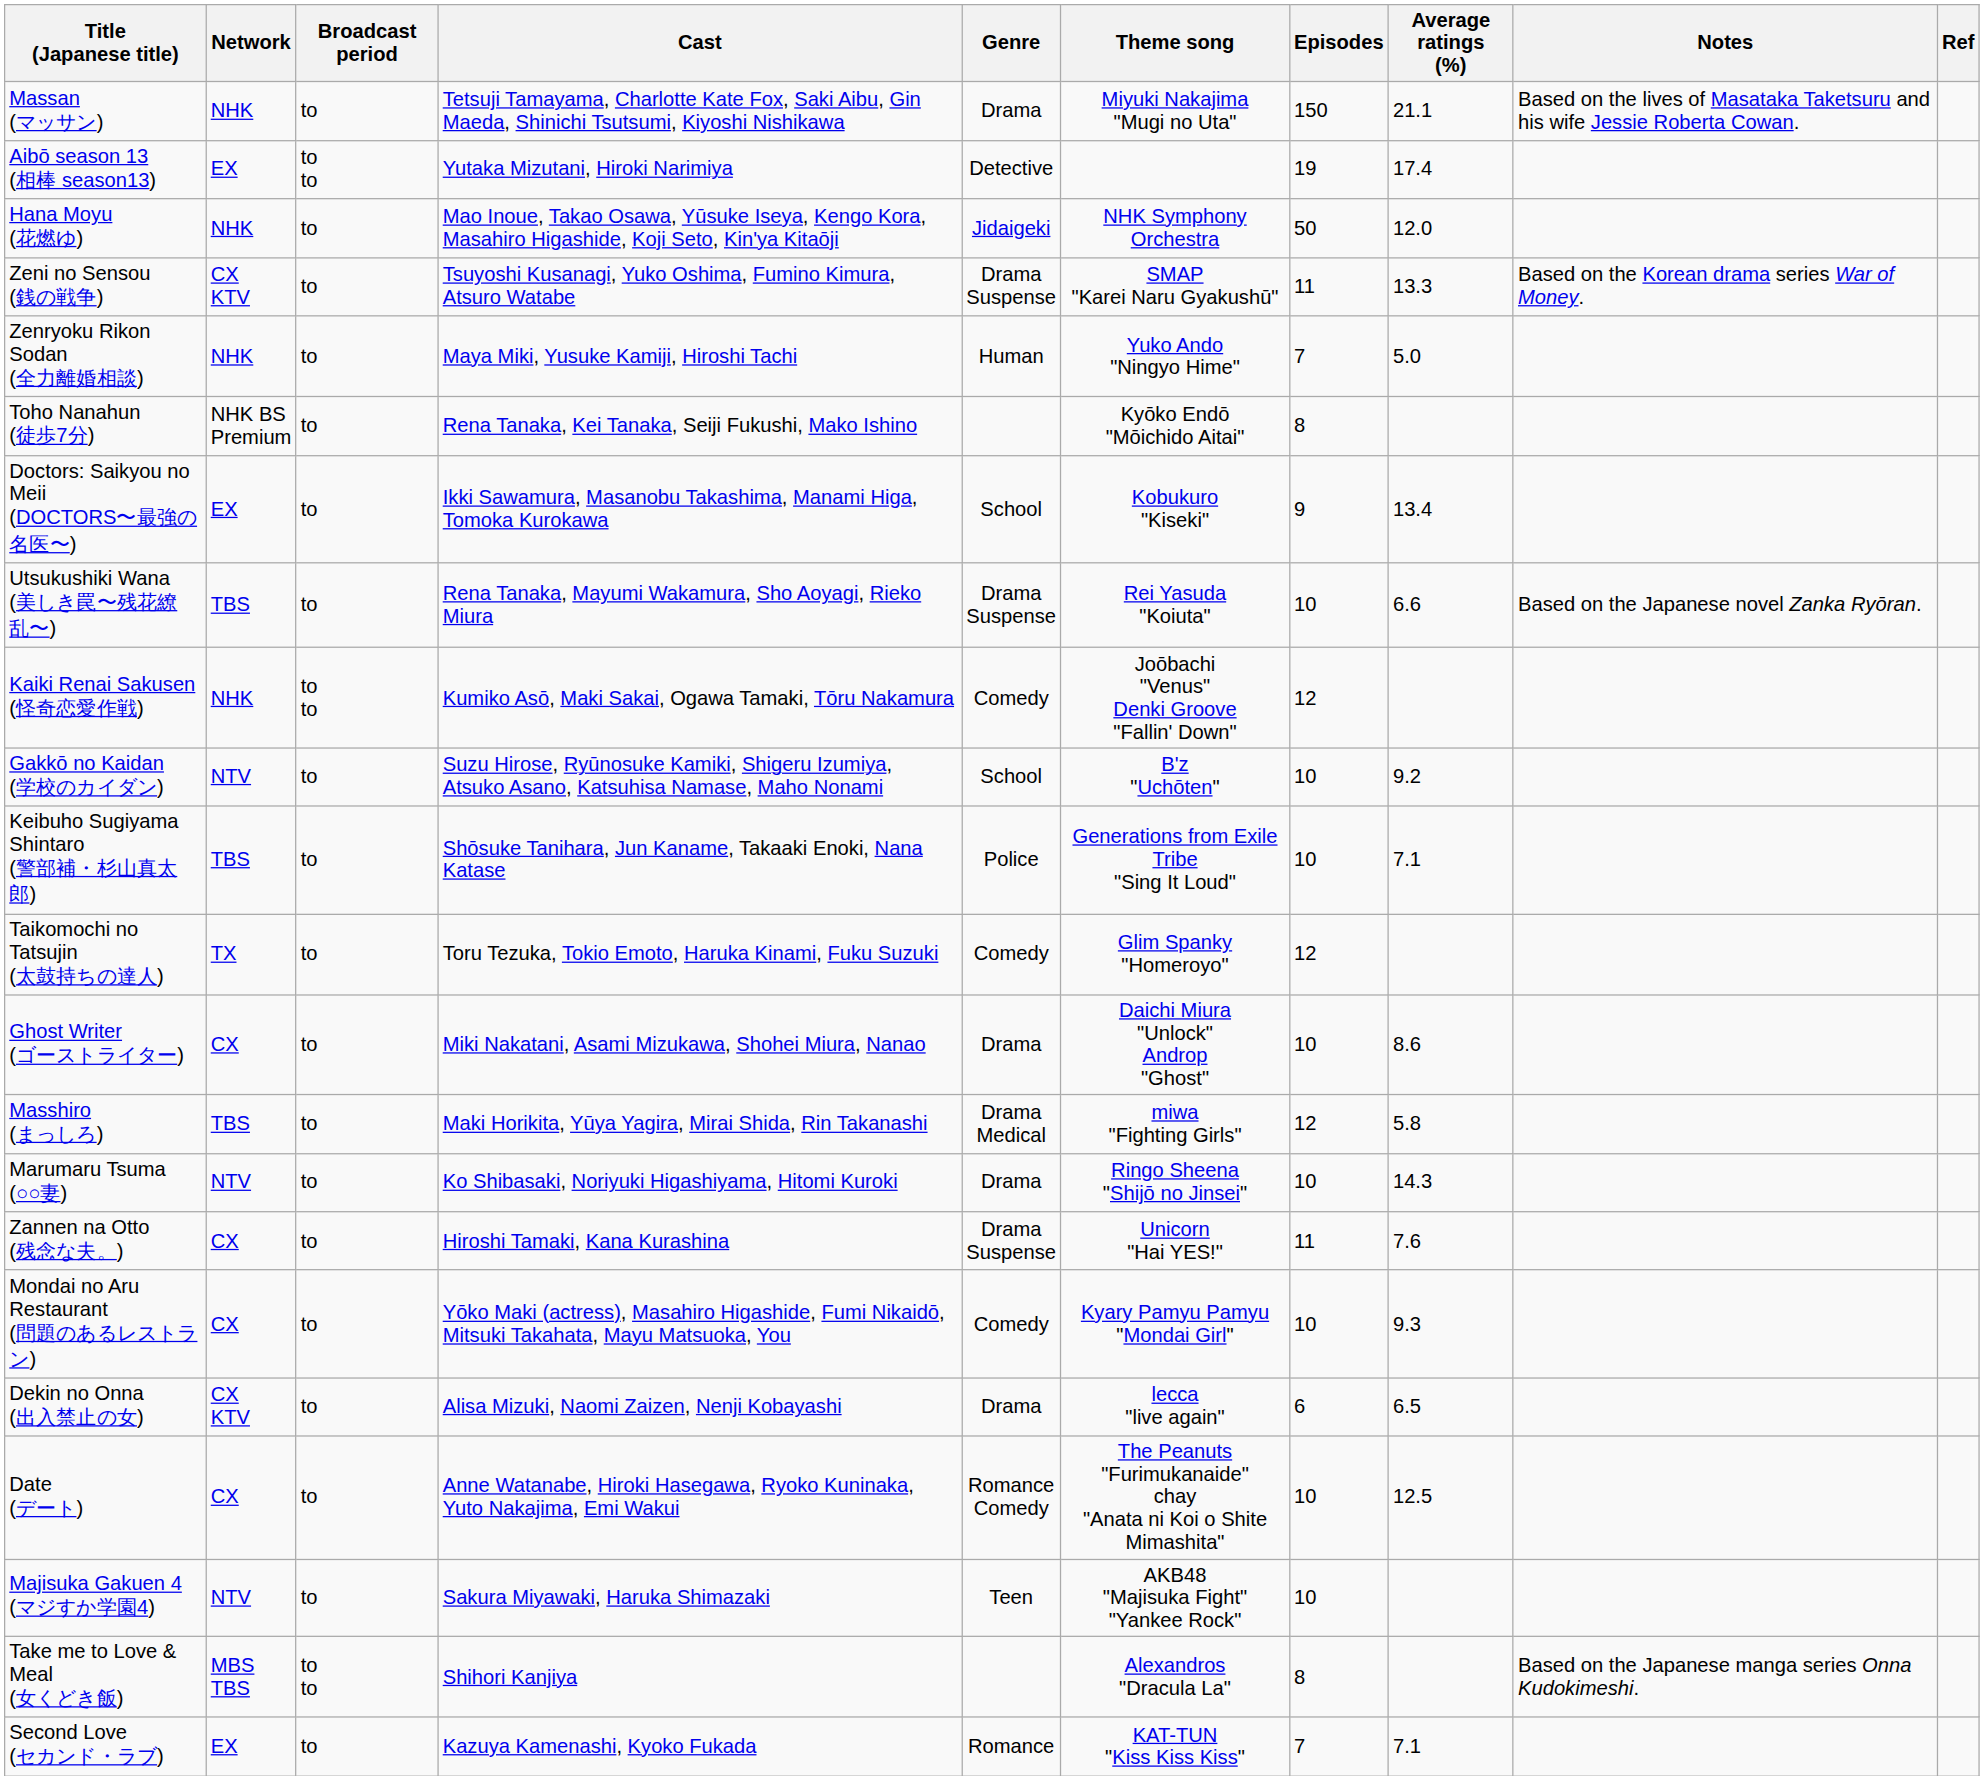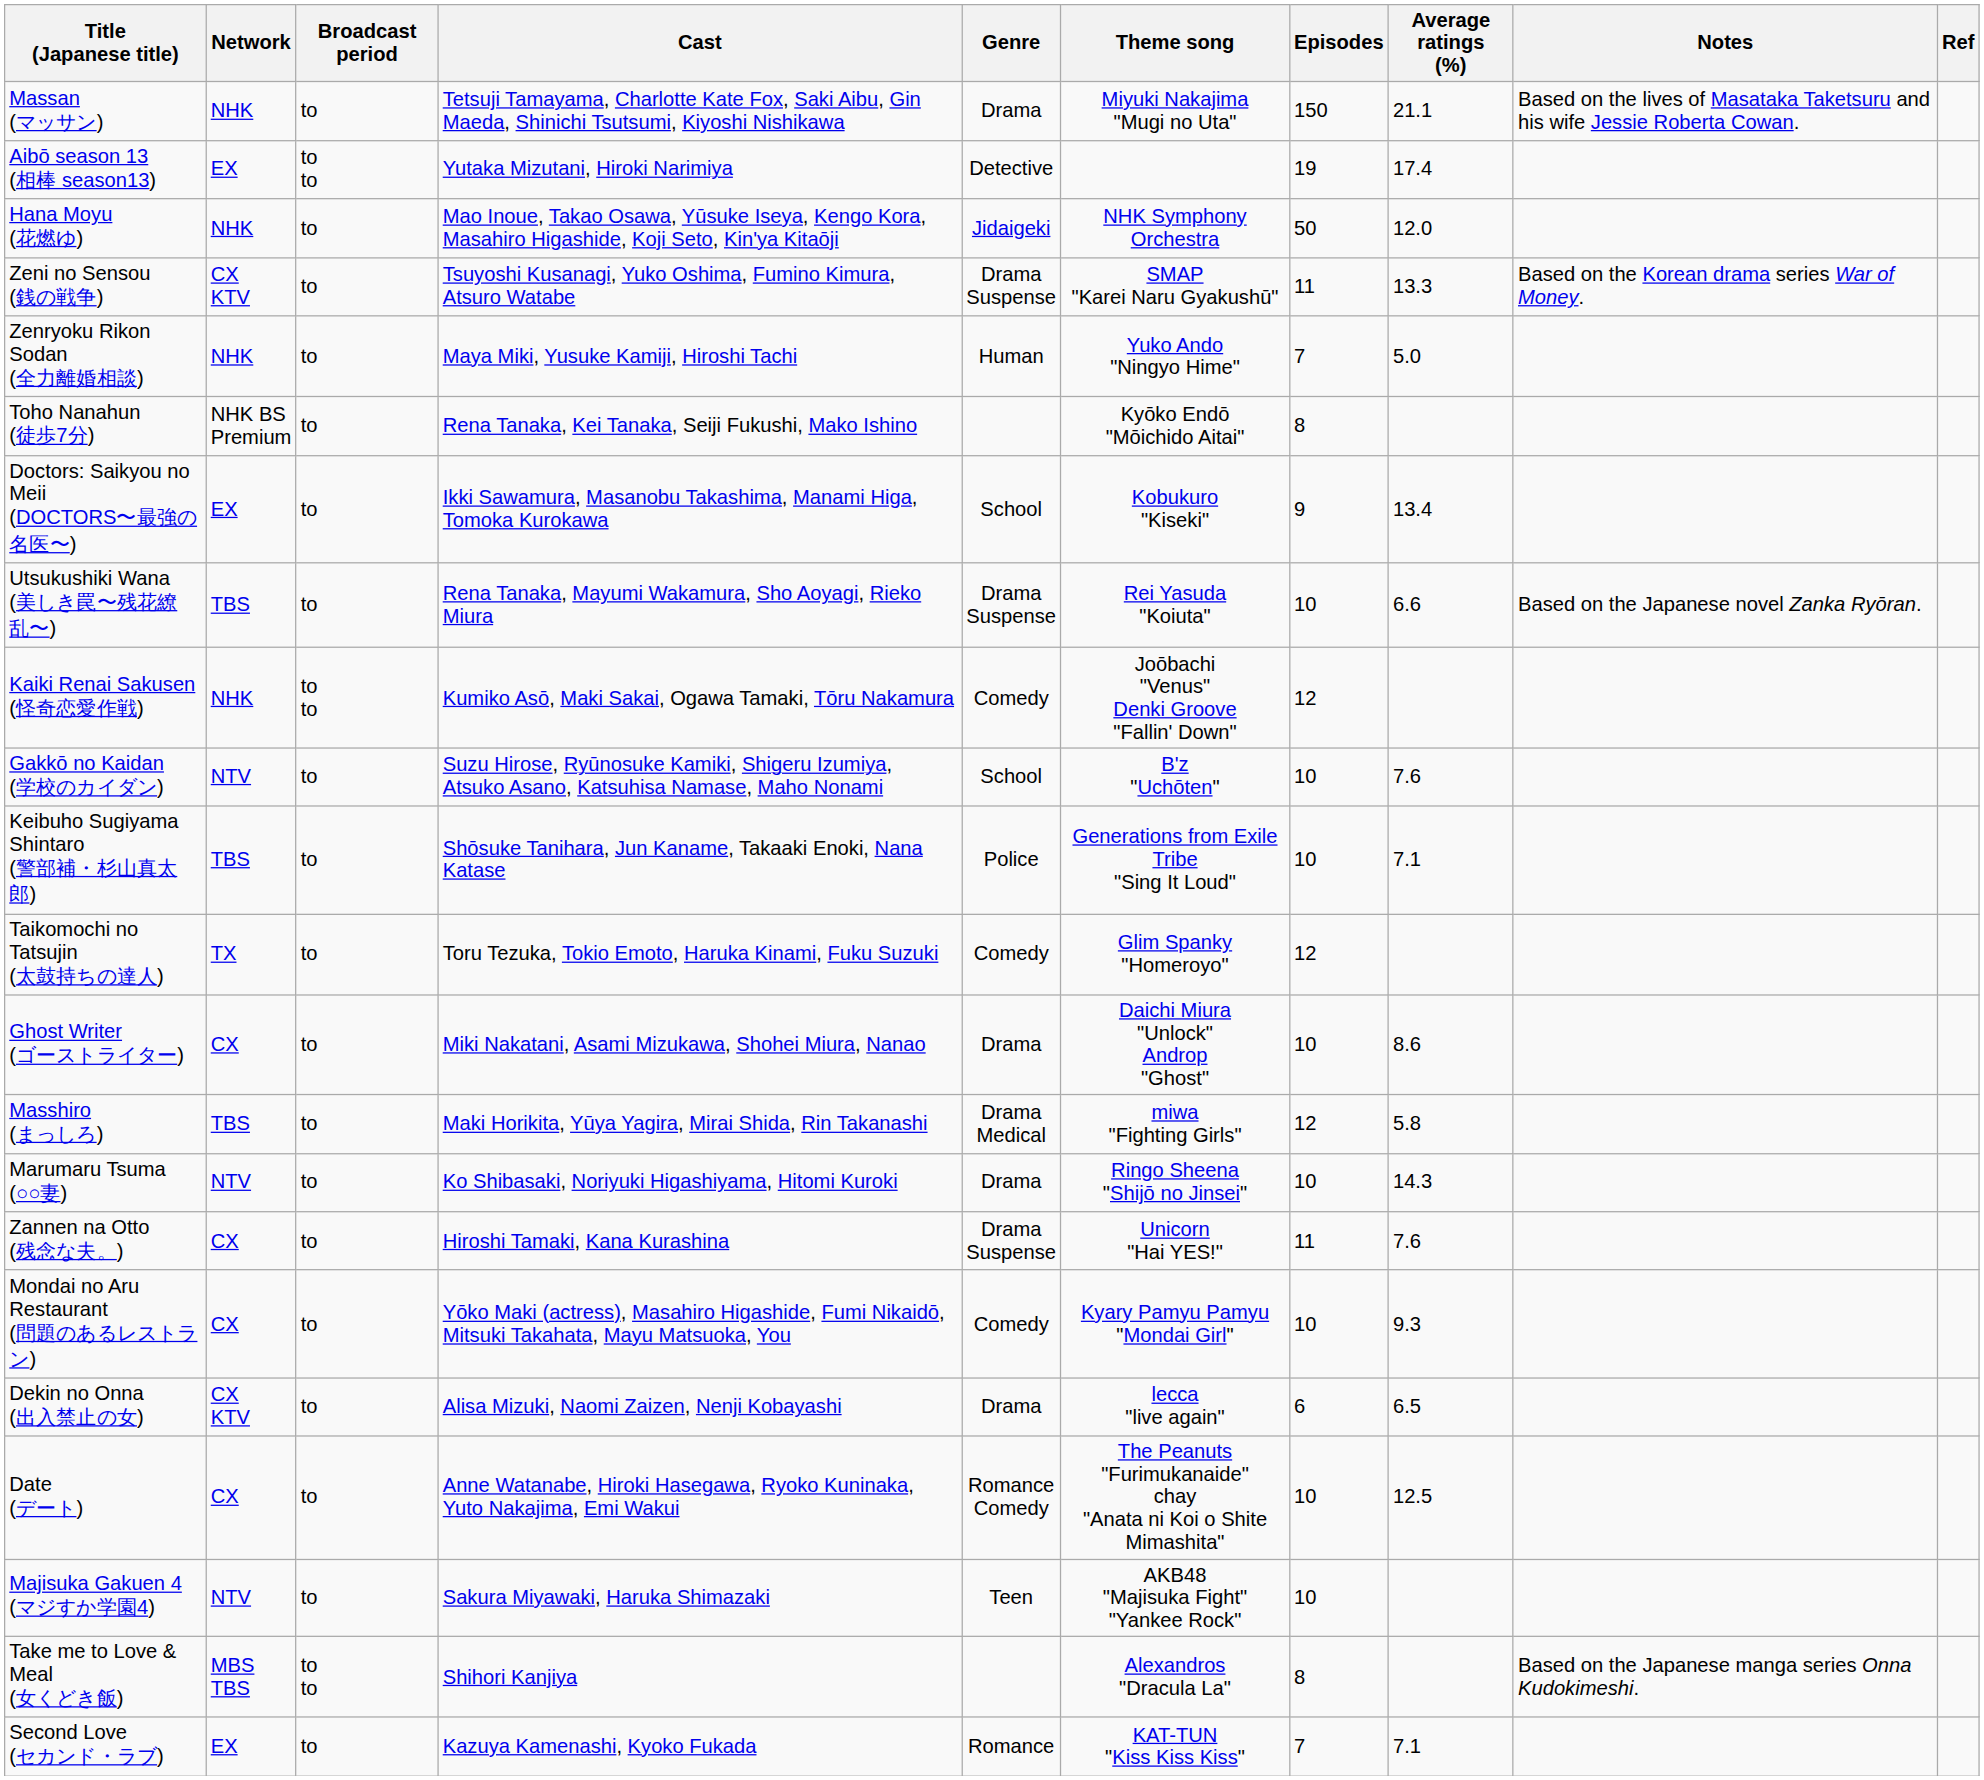(1407, 776) 9.2 -> (1407, 776) 7.6
